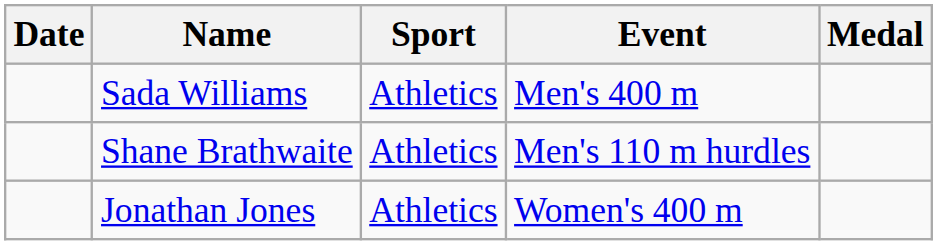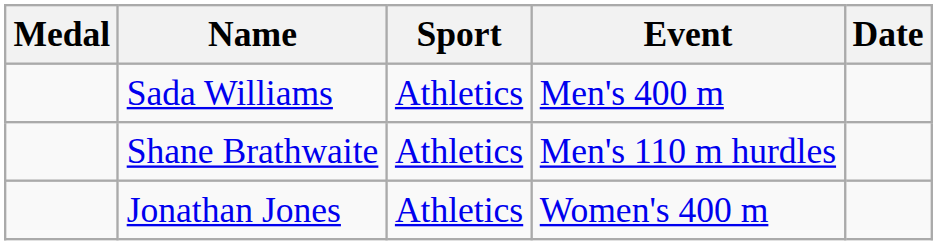columns swapped: (875, 34) <-> (49, 34)
